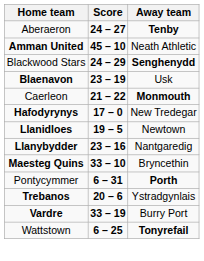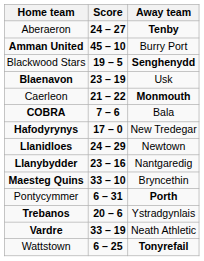(164, 46) Neath Athletic -> (164, 46) Burry Port
(108, 63) 24 – 29 -> (108, 63) 19 – 5
+ row: (46, 113)
(108, 130) 19 – 5 -> (108, 146) 24 – 29
(164, 213) Burry Port -> (164, 230) Neath Athletic
